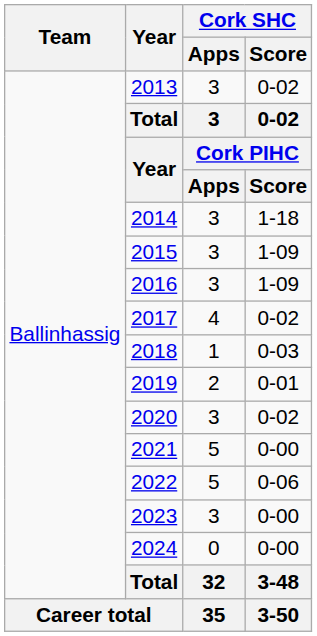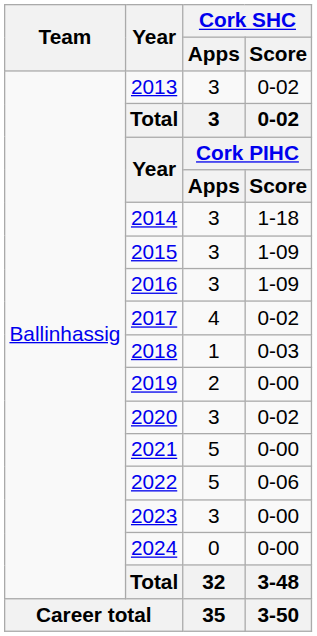(278, 383) 0-01 -> (278, 383) 0-00
